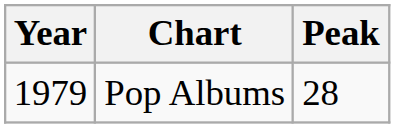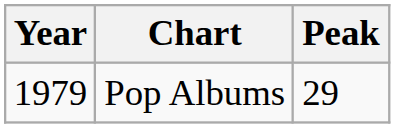(321, 92) 28 -> (321, 92) 29
